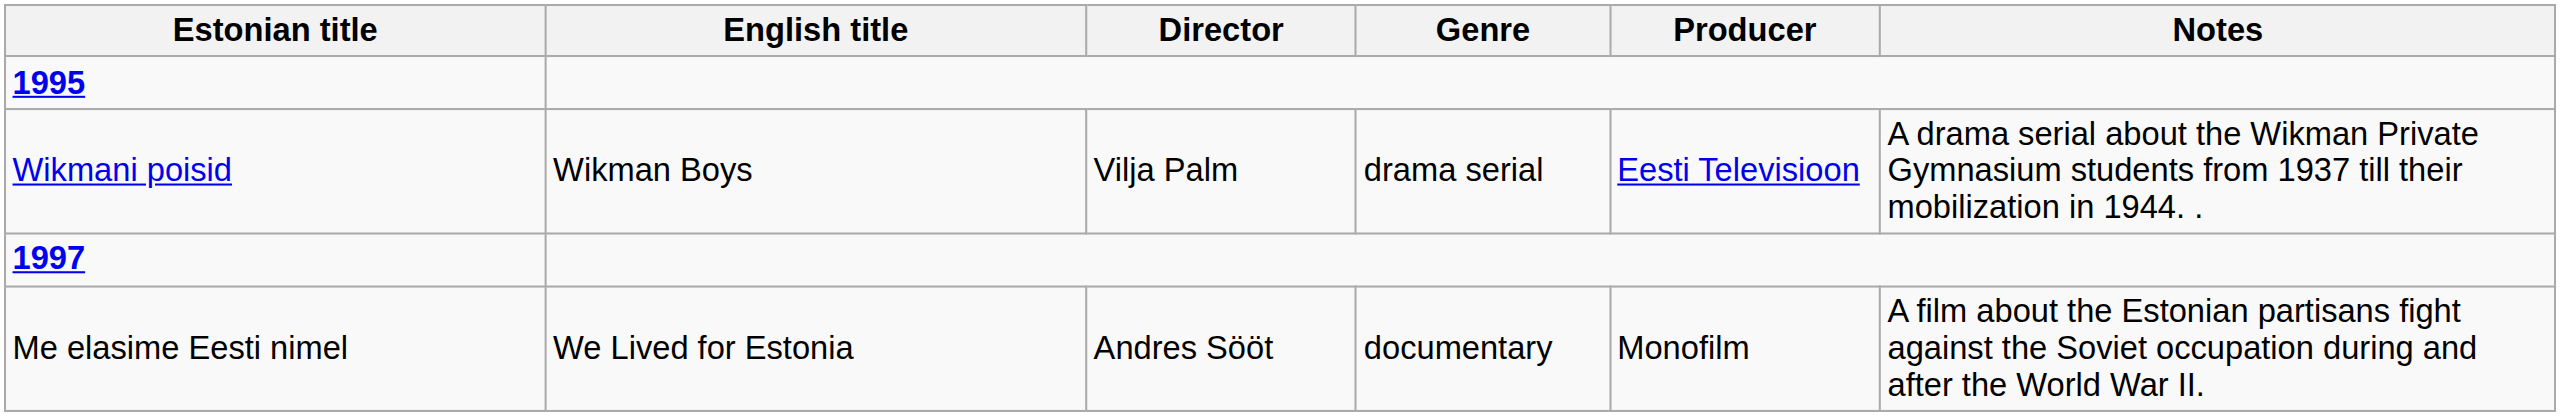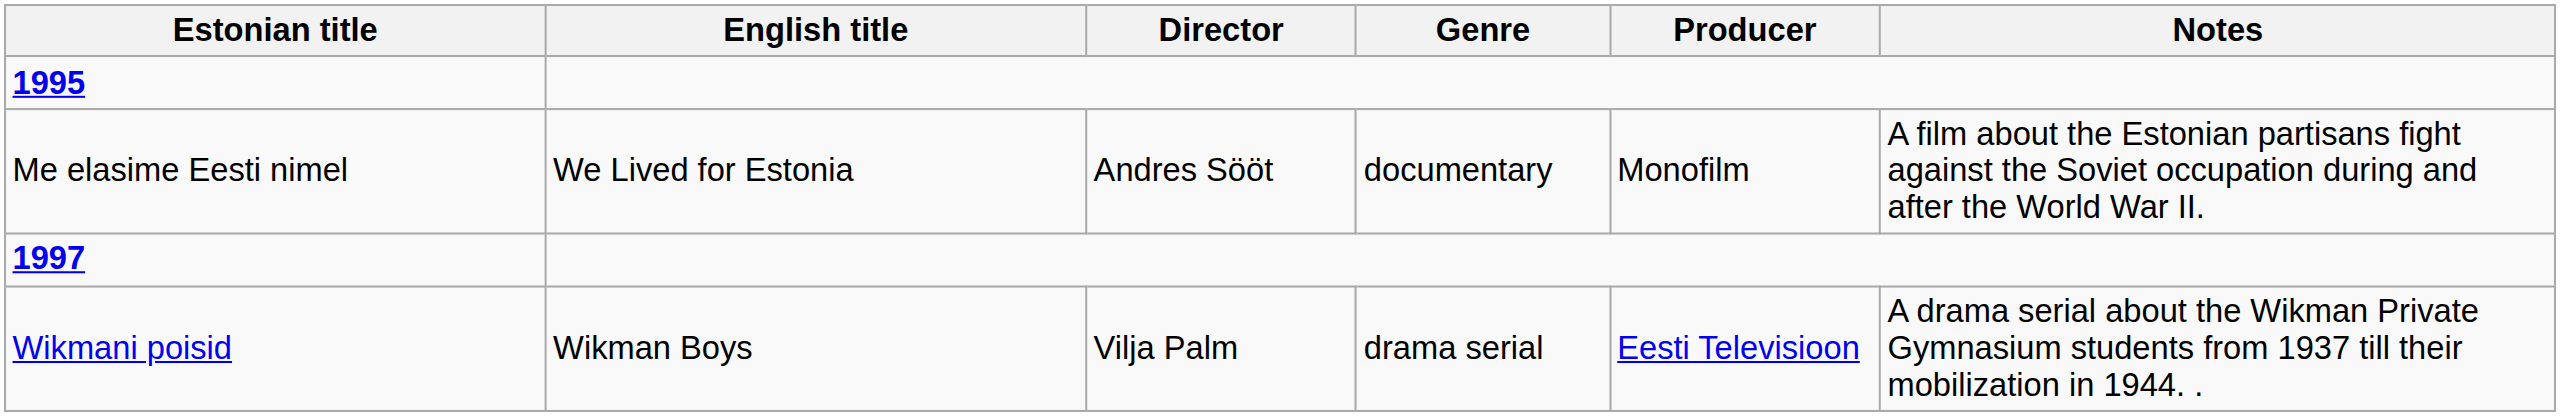rows swapped: (122, 170) <-> (180, 347)
